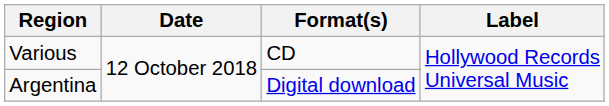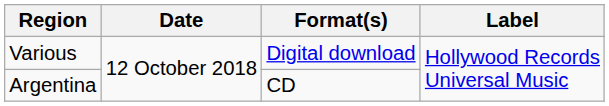(281, 52) CD -> (341, 52) Digital download
(341, 85) Digital download -> (281, 85) CD
